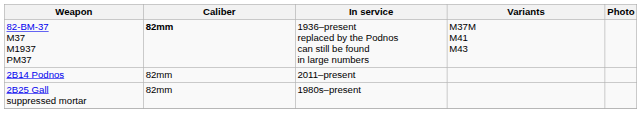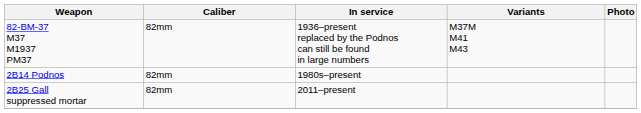(160, 27) bold -> (159, 27) normal
(326, 74) 2011–present -> (329, 74) 1980s–present
(329, 90) 1980s–present -> (326, 90) 2011–present
